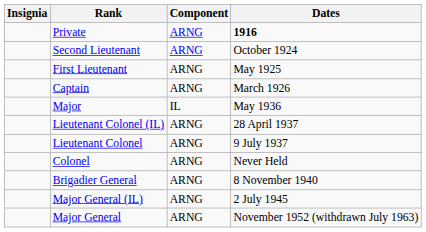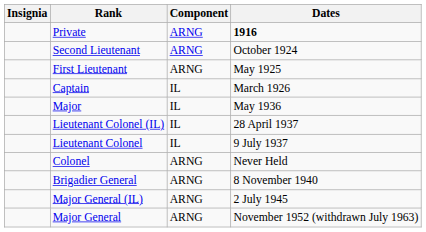(186, 87) ARNG -> (175, 87) IL
(186, 124) ARNG -> (175, 124) IL
(186, 143) ARNG -> (175, 143) IL
